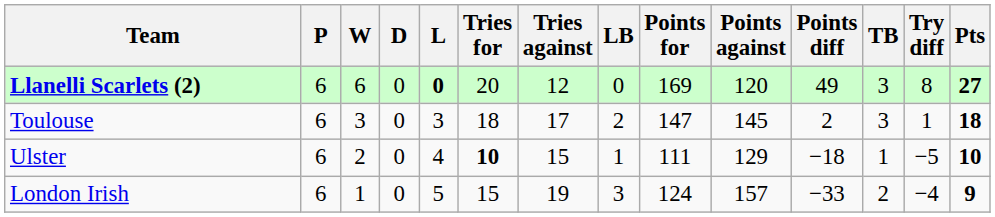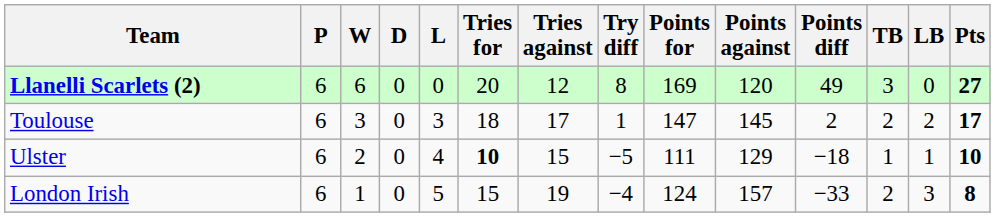columns swapped: (927, 35) <-> (619, 35)
(438, 84) bold -> (438, 84) normal
(883, 120) 3 -> (888, 120) 2
(970, 120) 18 -> (970, 120) 17
(970, 193) 9 -> (970, 193) 8
